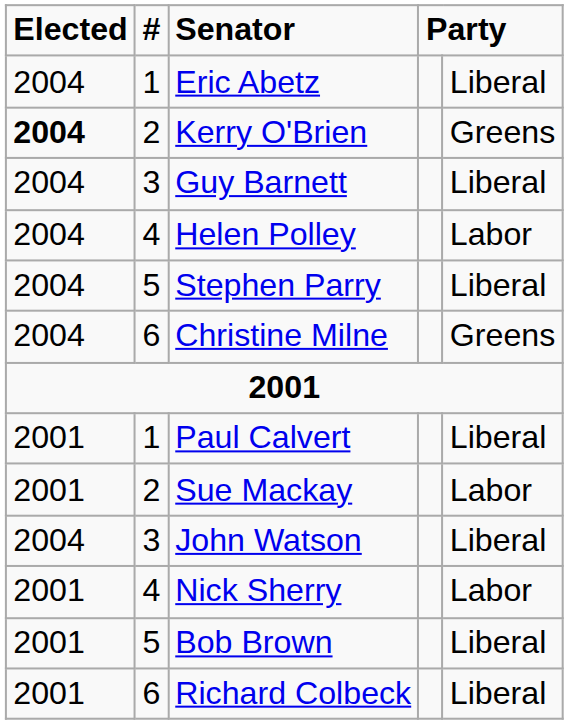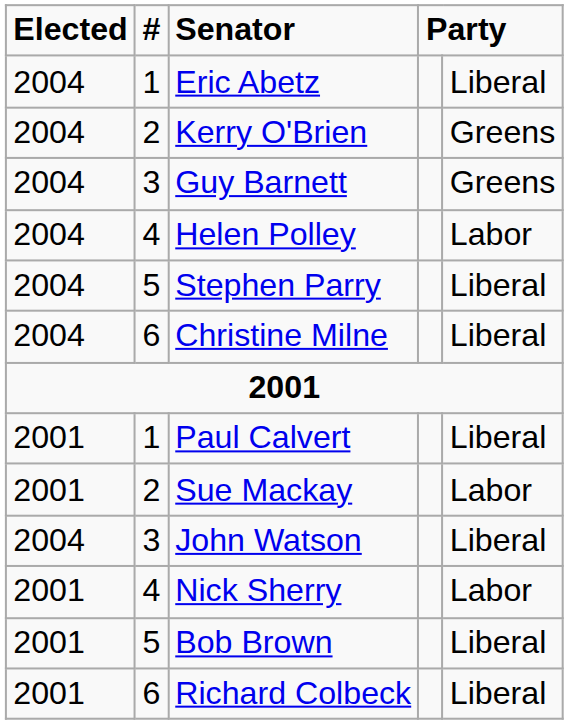(49, 132) bold -> (49, 132) normal
(498, 183) Liberal -> (503, 183) Greens
(503, 336) Greens -> (498, 336) Liberal
